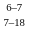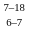rows swapped: (14, 7) <-> (14, 22)
